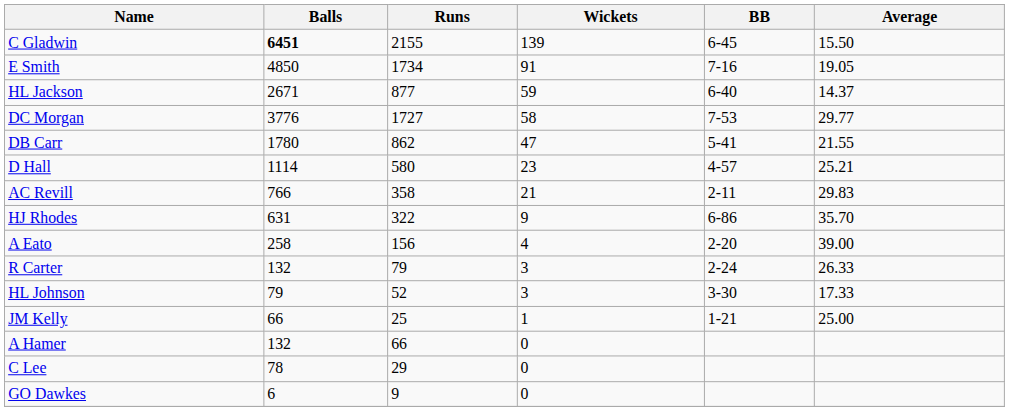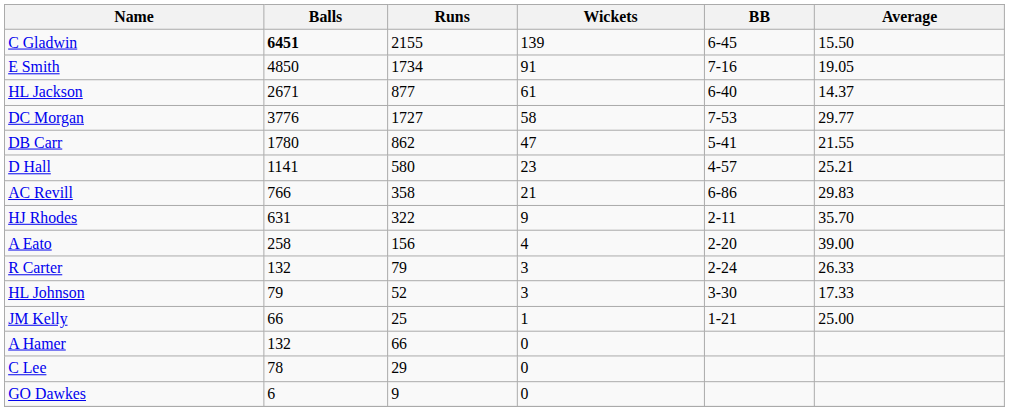(528, 92) 59 -> (528, 92) 61
(282, 167) 1114 -> (283, 167) 1141
(722, 192) 2-11 -> (722, 192) 6-86
(722, 218) 6-86 -> (722, 218) 2-11
